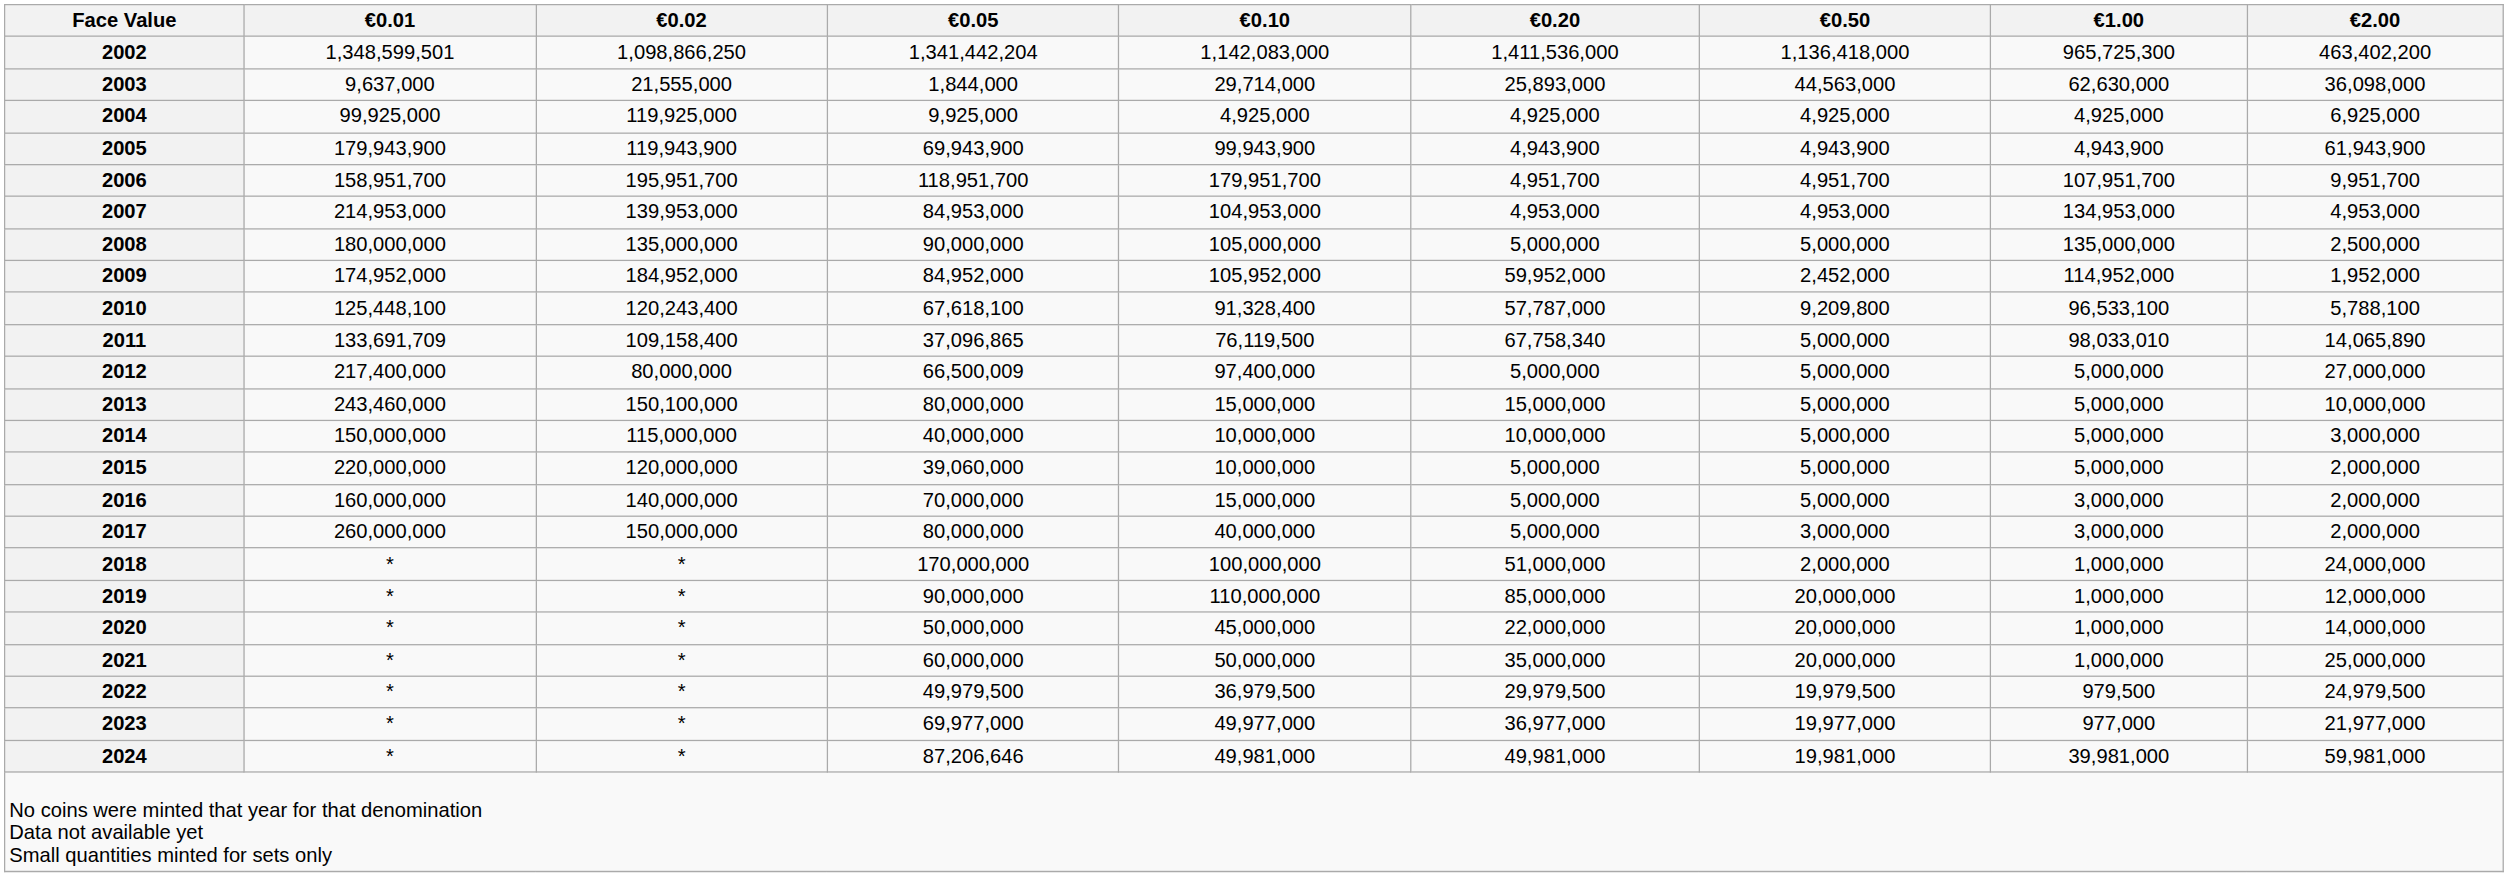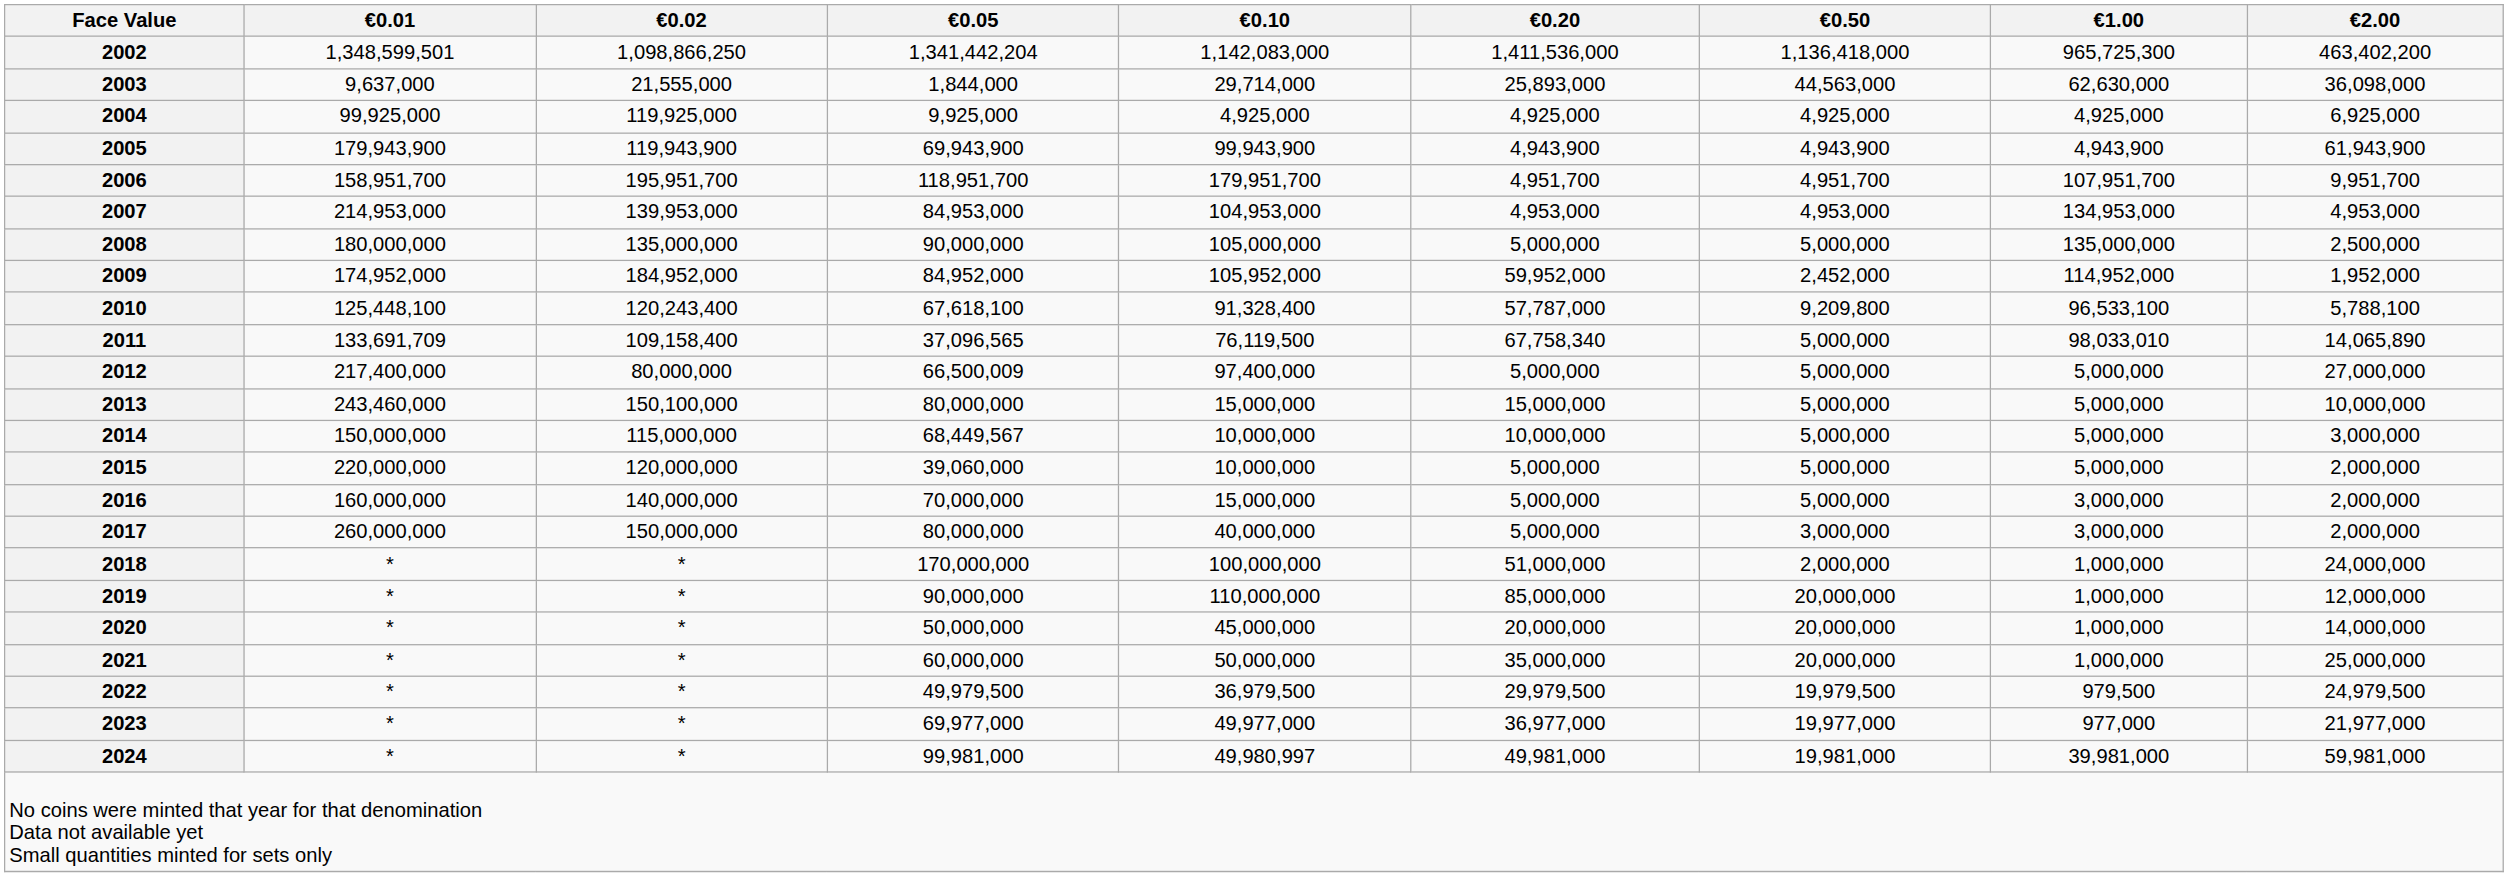(973, 340) 37,096,865 -> (973, 340) 37,096,565
(973, 436) 40,000,000 -> (973, 436) 68,449,567
(1555, 627) 22,000,000 -> (1555, 627) 20,000,000
(973, 755) 87,206,646 -> (973, 755) 99,981,000
(1265, 755) 49,981,000 -> (1265, 755) 49,980,997
